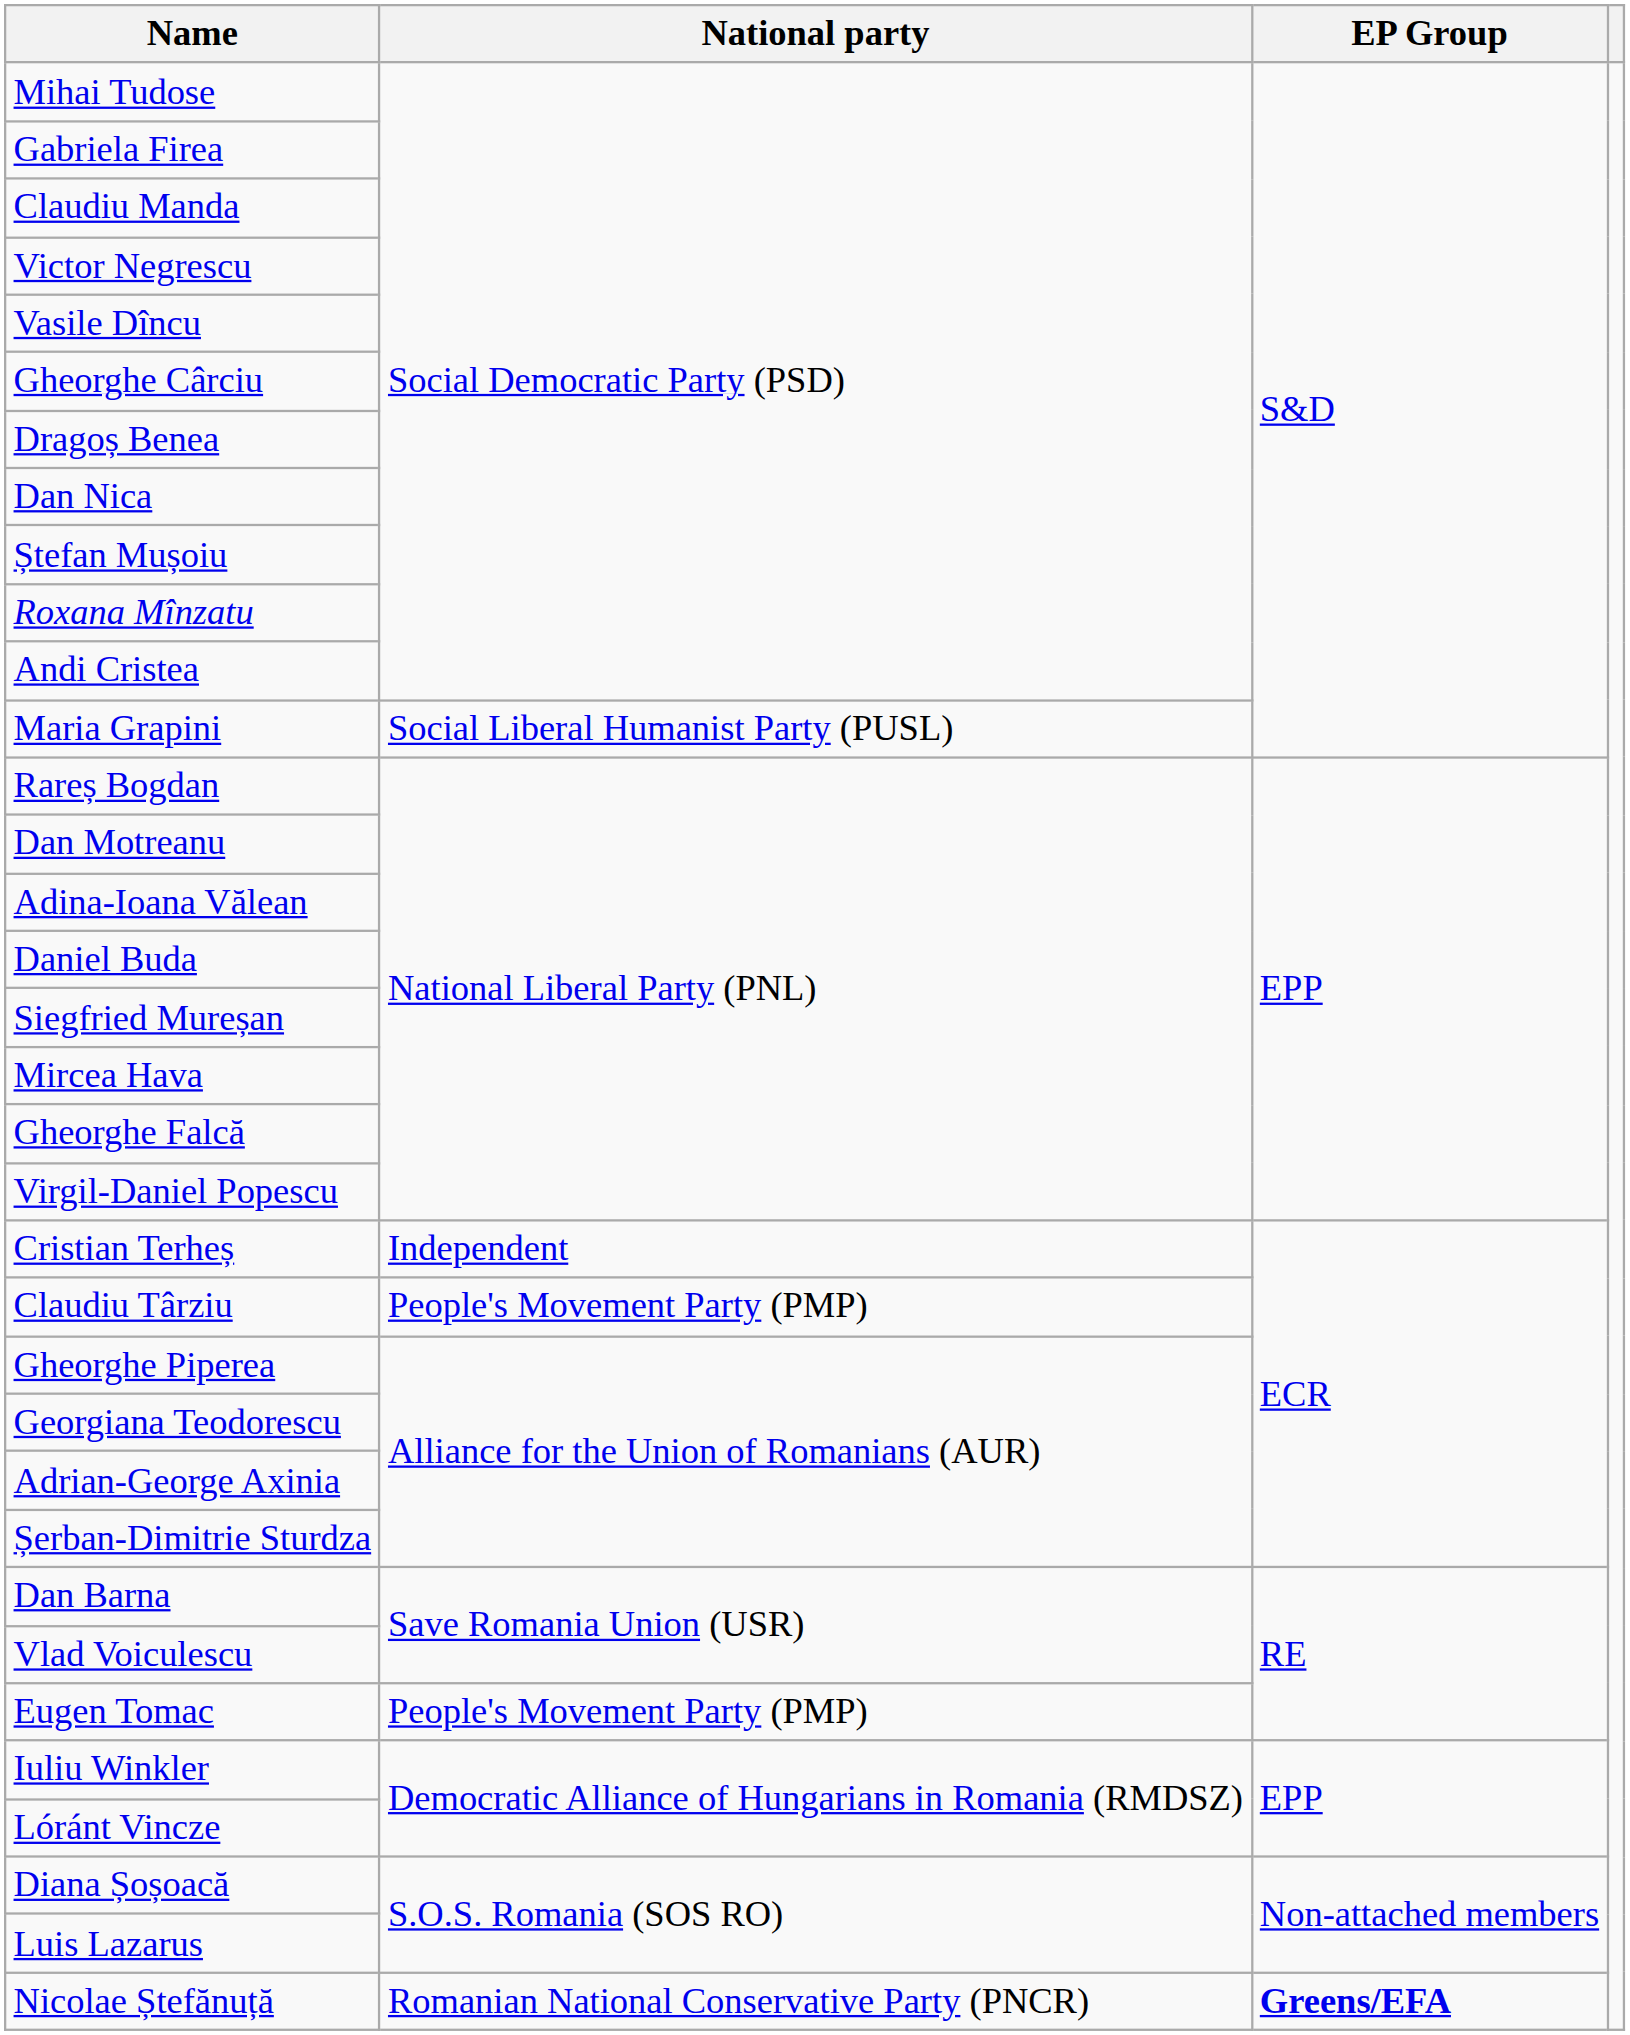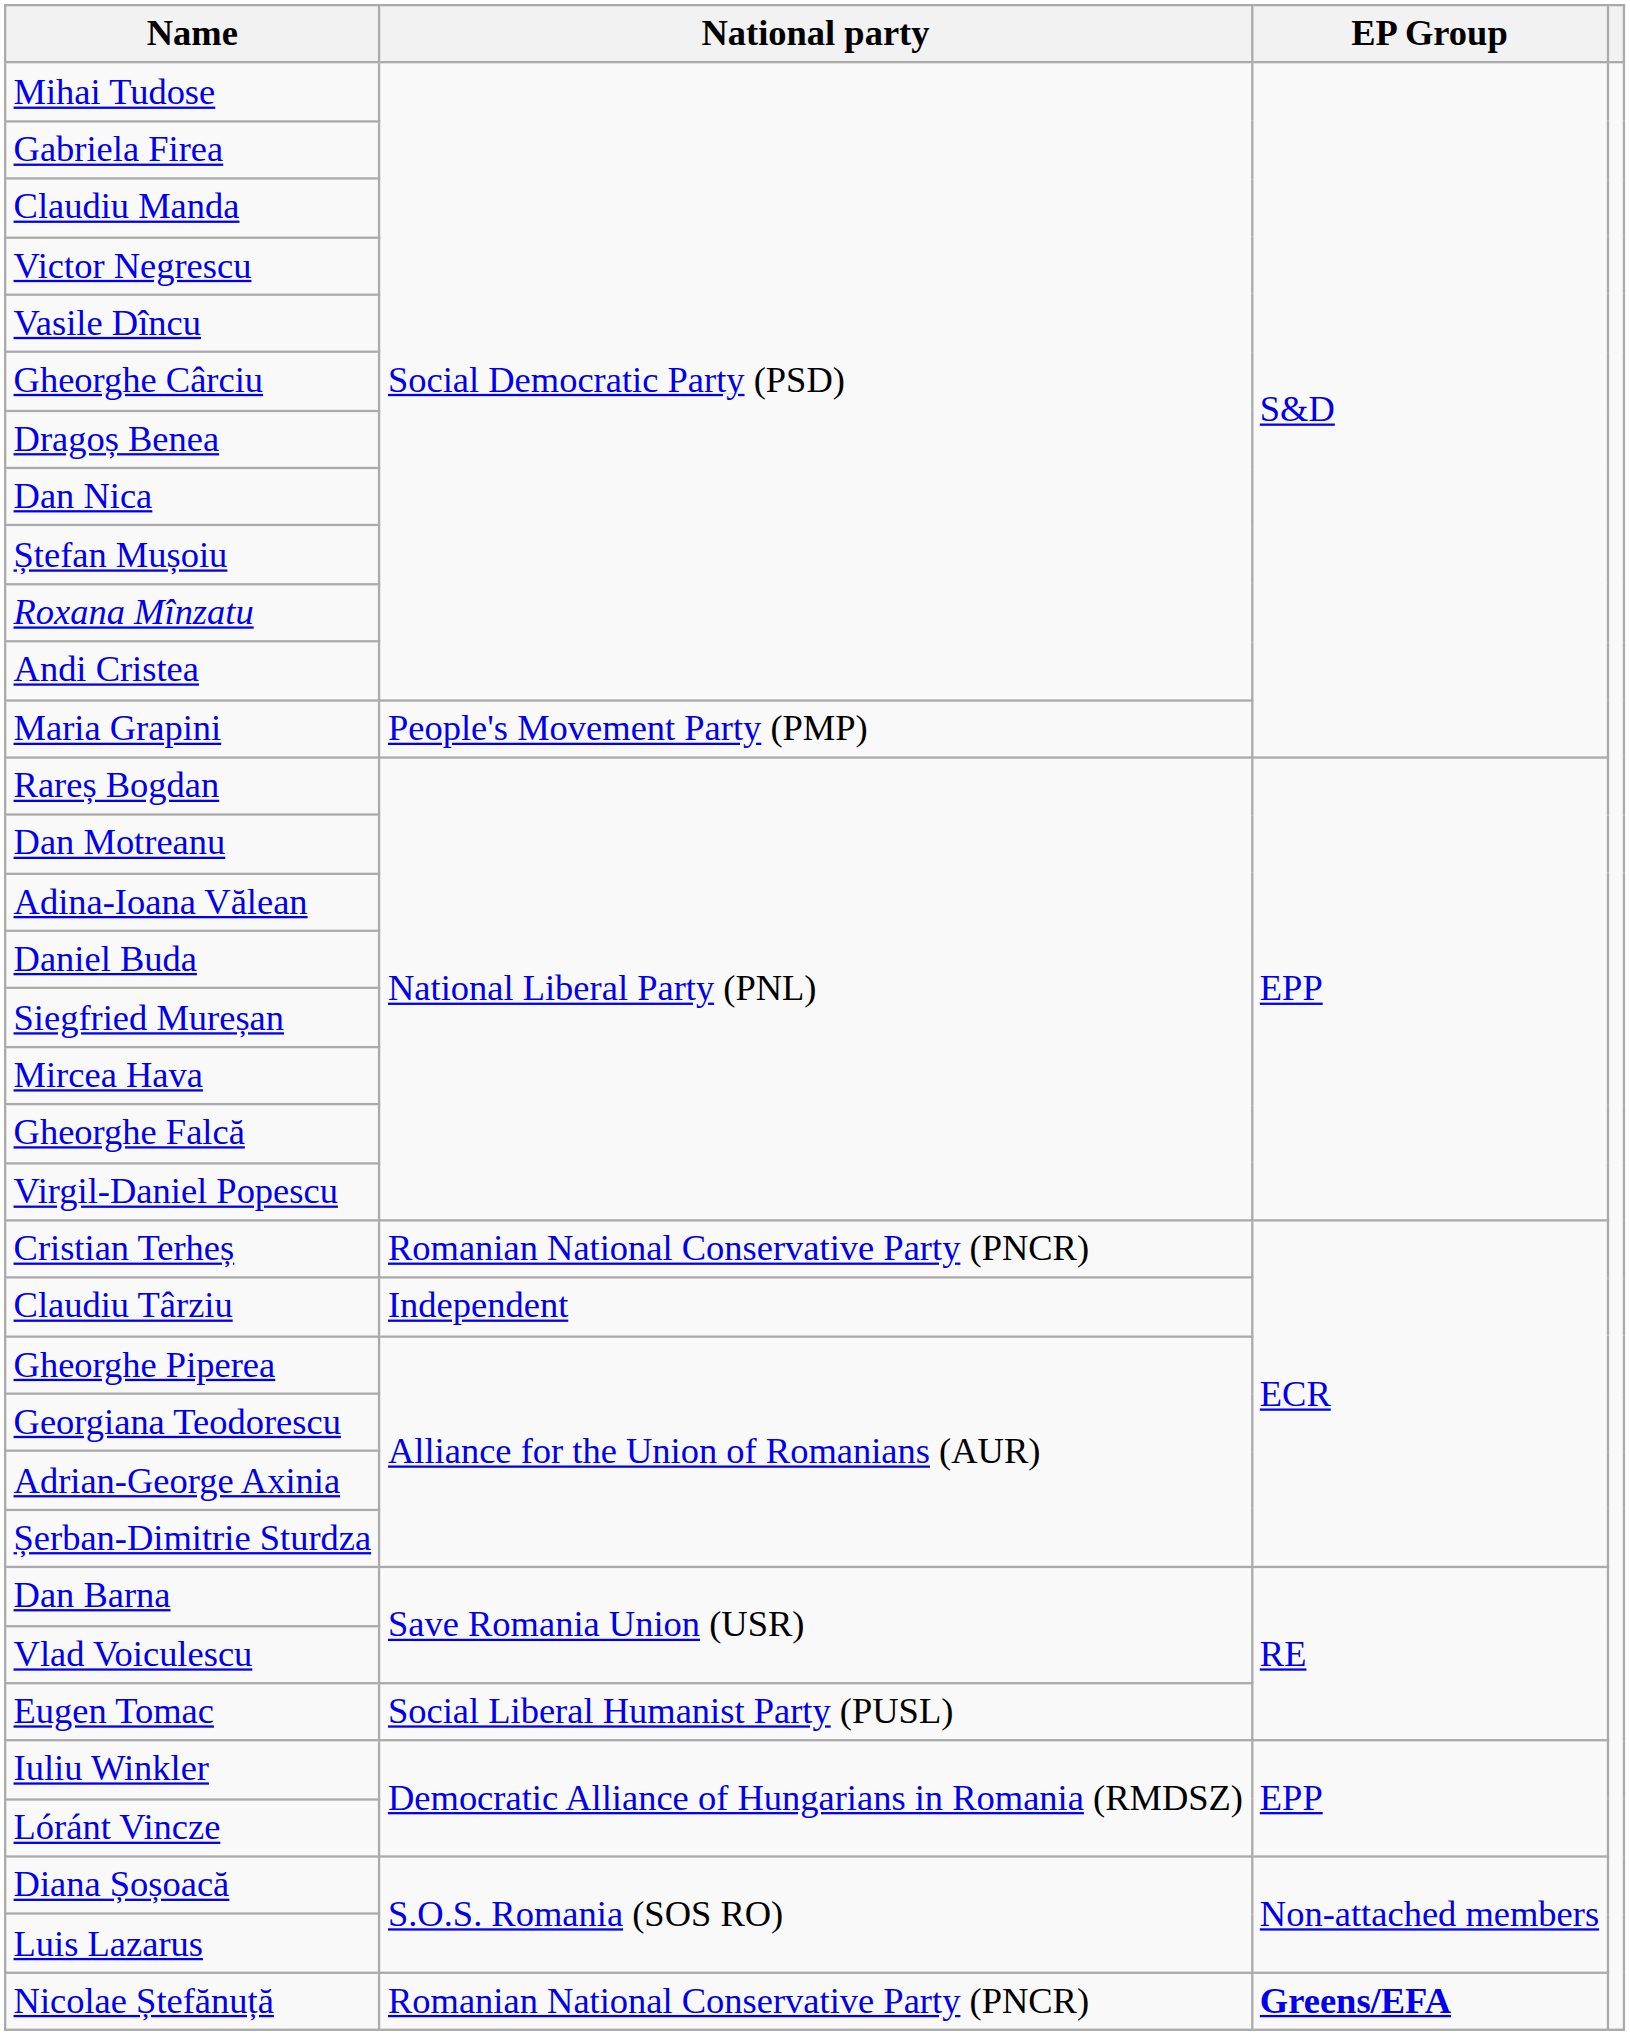(671, 727) Social Liberal Humanist Party (PUSL) -> (628, 727) People's Movement Party (PMP)
(478, 1248) Independent -> (739, 1248) Romanian National Conservative Party (PNCR)
(628, 1306) People's Movement Party (PMP) -> (478, 1306) Independent
(628, 1711) People's Movement Party (PMP) -> (671, 1711) Social Liberal Humanist Party (PUSL)
